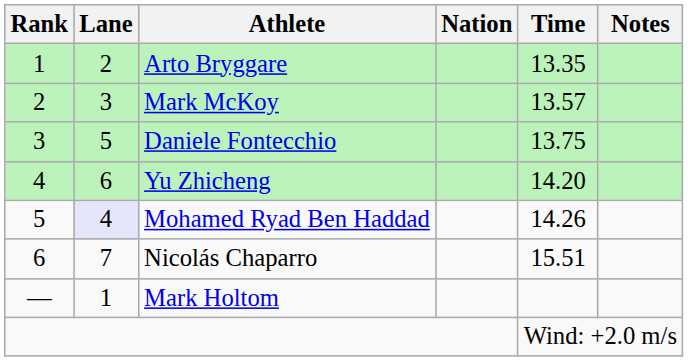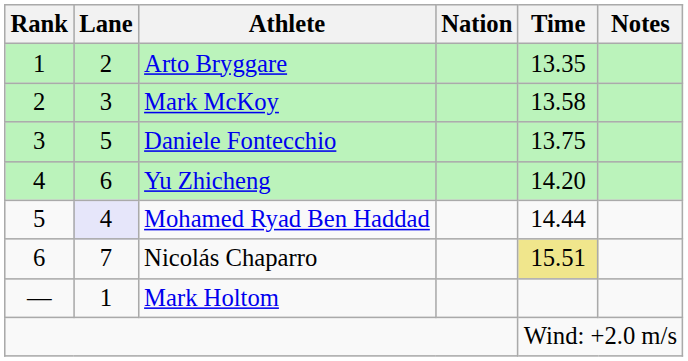(558, 102) 13.57 -> (558, 102) 13.58
(558, 219) 14.26 -> (558, 219) 14.44
(558, 258) no background -> (558, 258) khaki background
